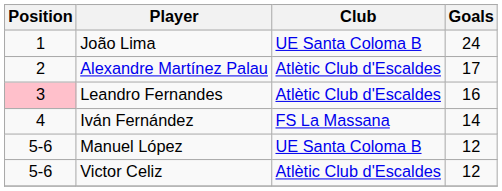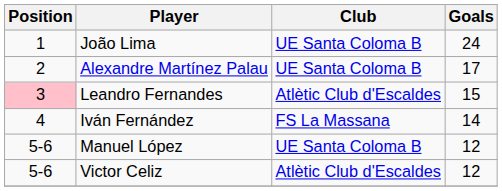(358, 69) Atlètic Club d'Escaldes -> (349, 69) UE Santa Coloma B
(471, 95) 16 -> (471, 95) 15
